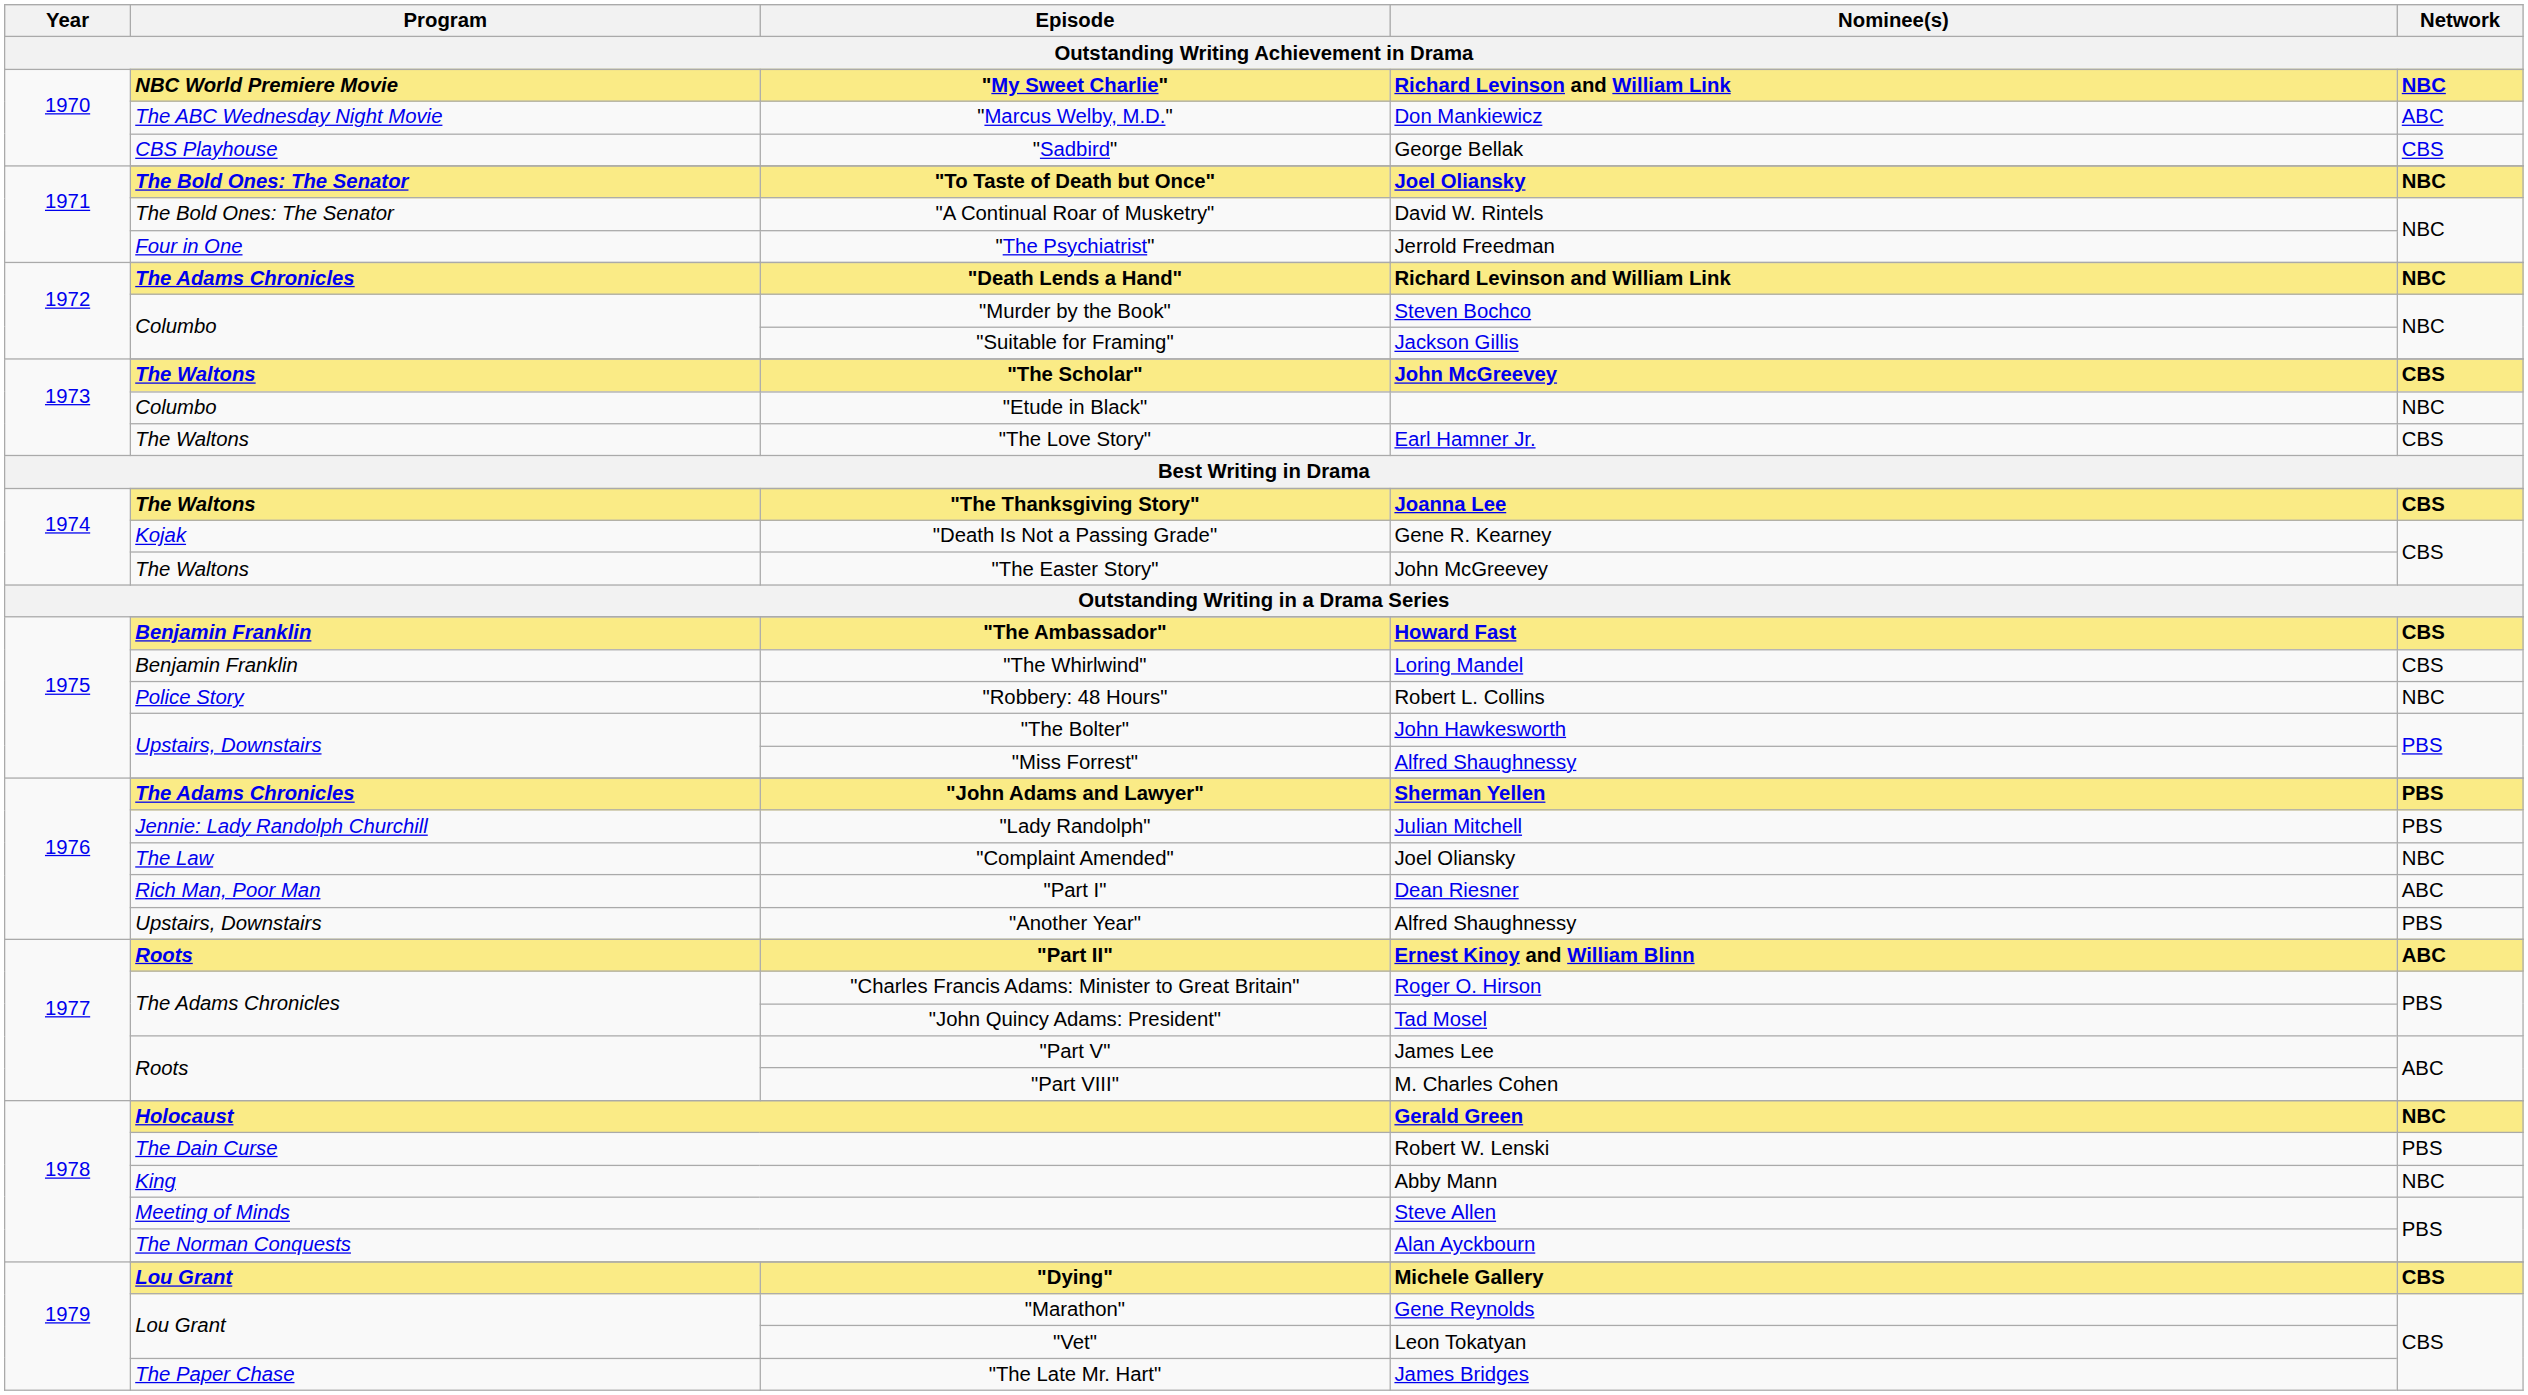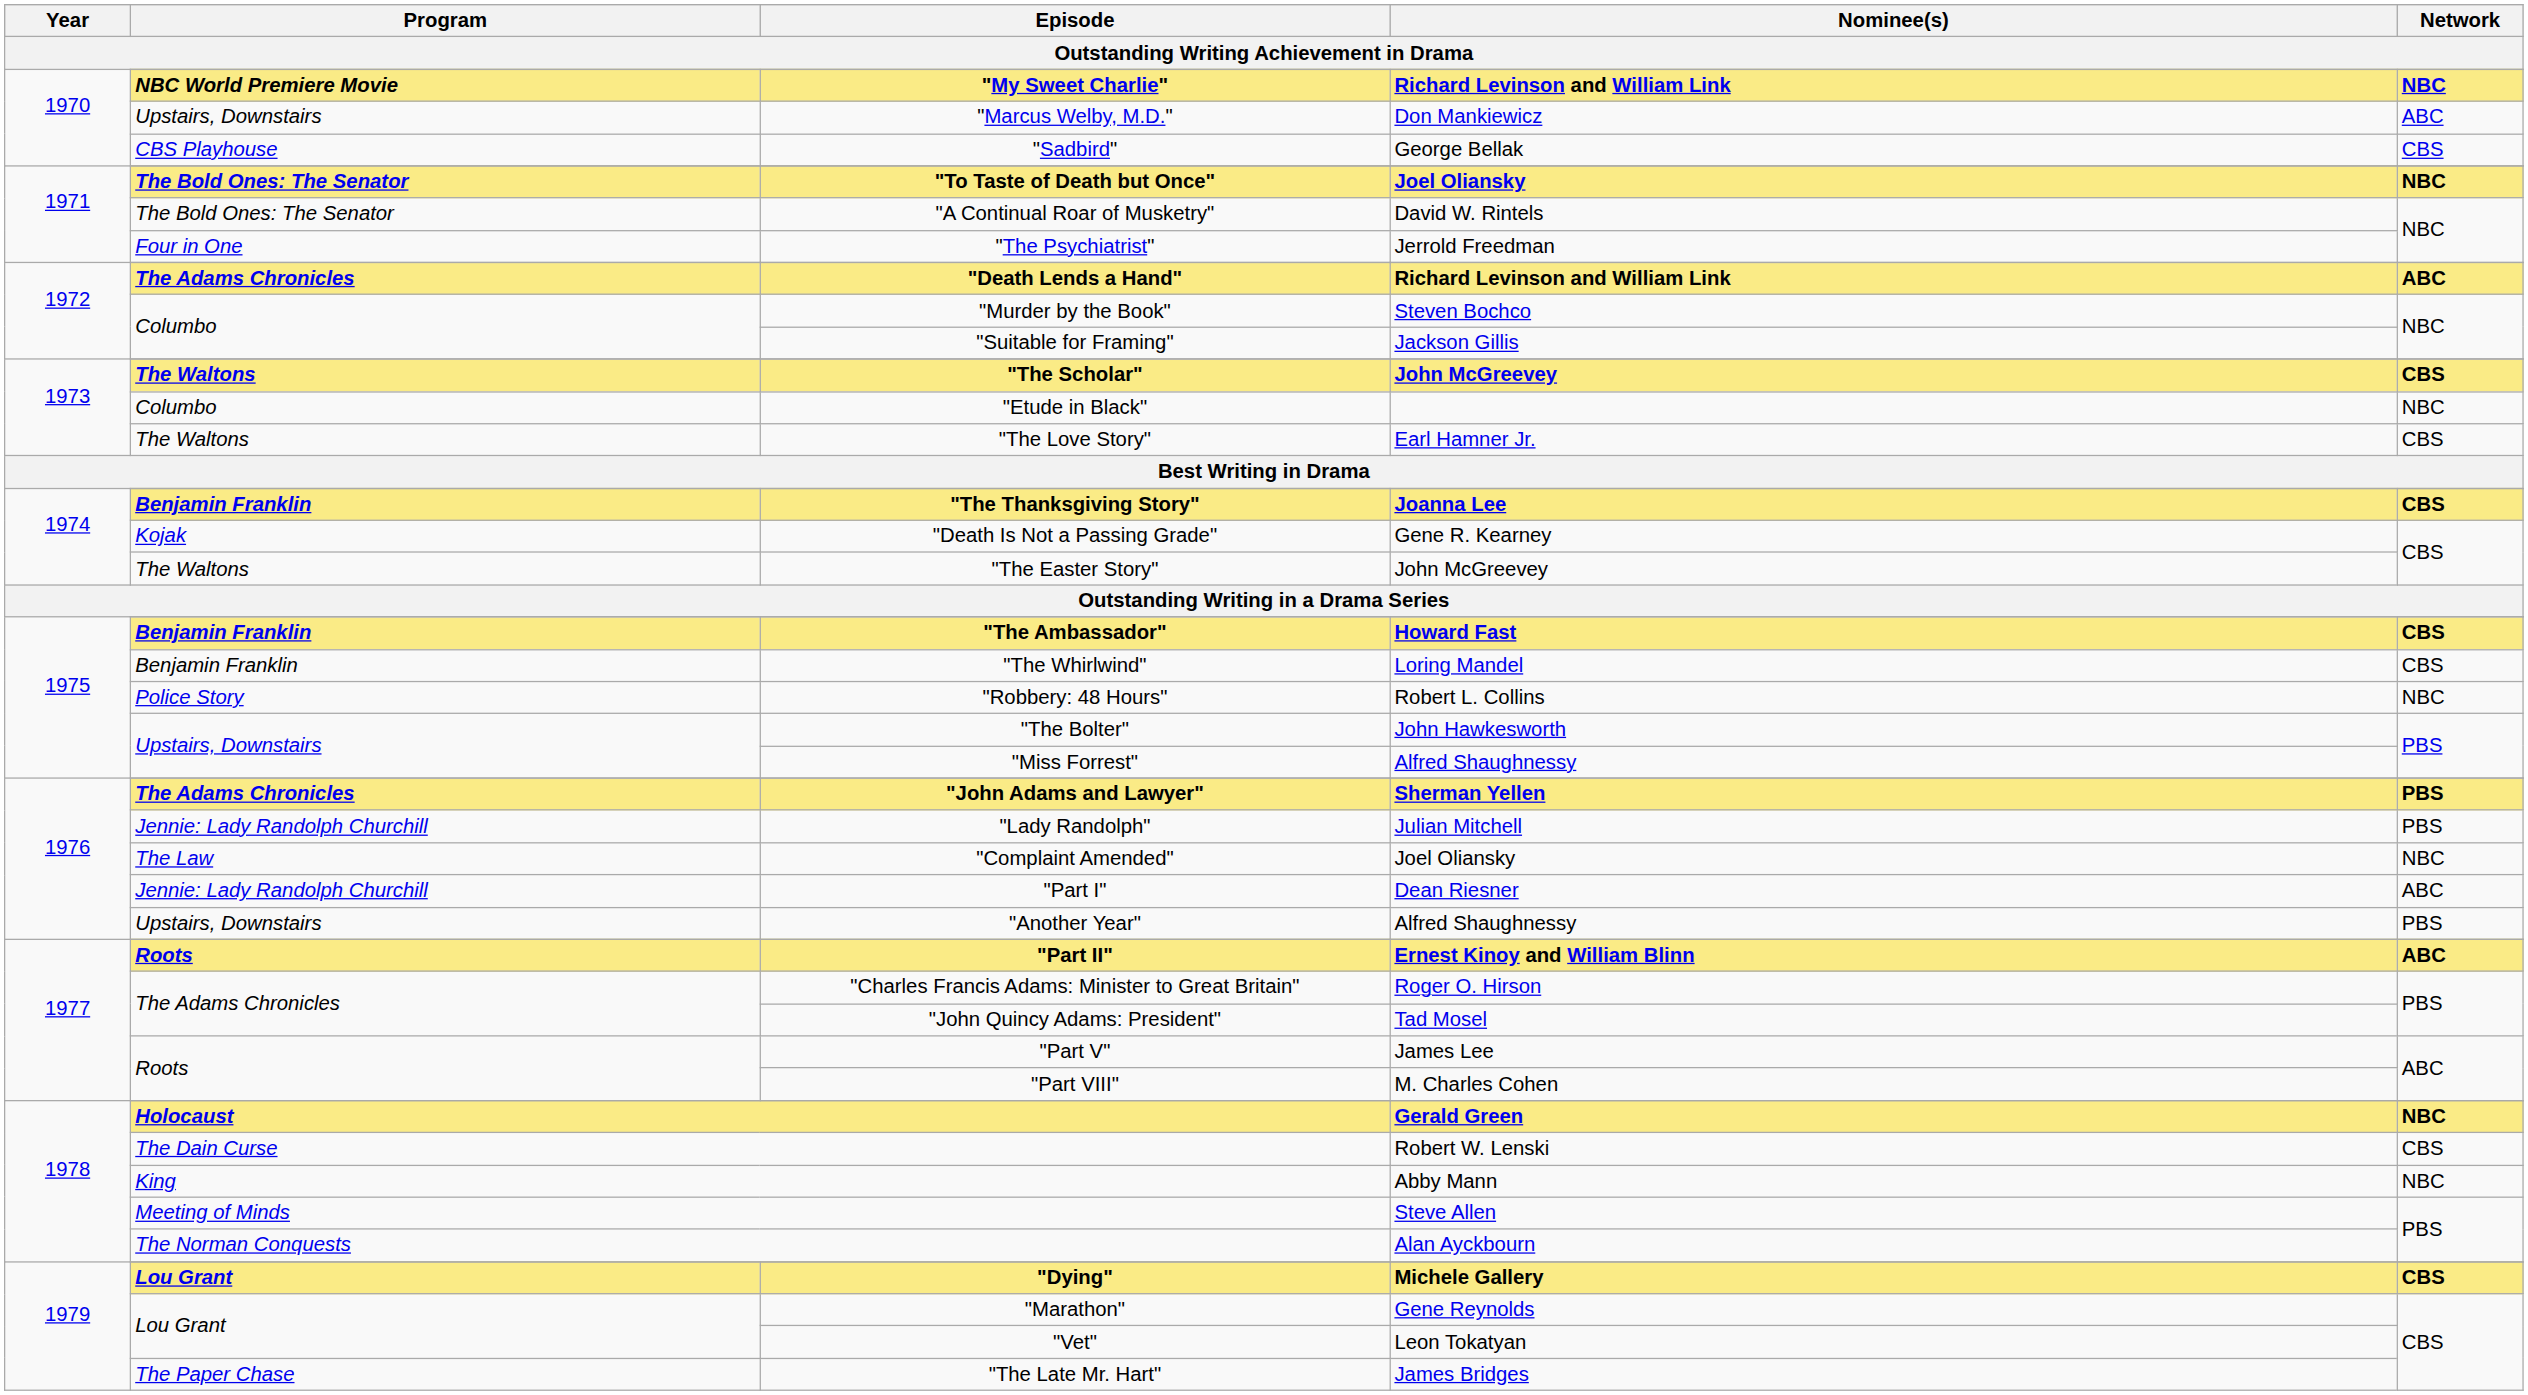(289, 117) The ABC Wednesday Night Movie -> (228, 117) Upstairs, Downstairs
(2424, 278) NBC -> (2424, 278) ABC
(195, 504) The Waltons -> (223, 504) Benjamin Franklin
(228, 890) Rich Man, Poor Man -> (282, 890) Jennie: Lady Randolph Churchill
(2422, 1148) PBS -> (2423, 1148) CBS
